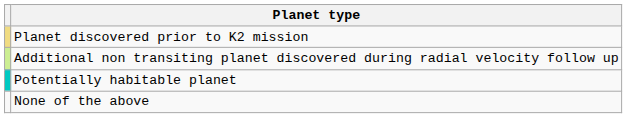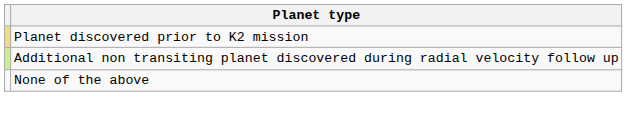- row: (125, 80)
